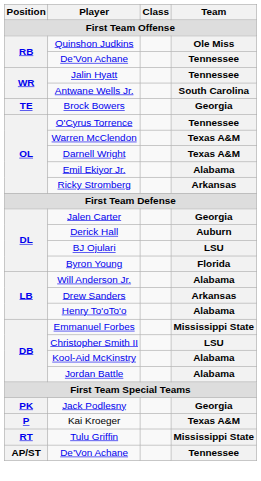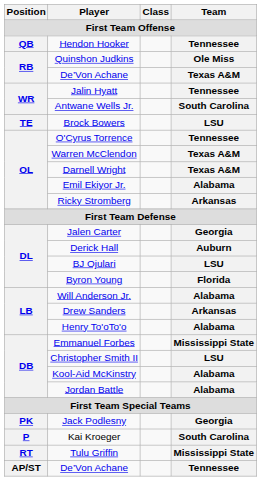+ row: (26, 43)
(214, 59) Tennessee -> (214, 75) Texas A&M
(214, 106) Georgia -> (214, 122) LSU
(214, 421) Texas A&M -> (214, 437) South Carolina
